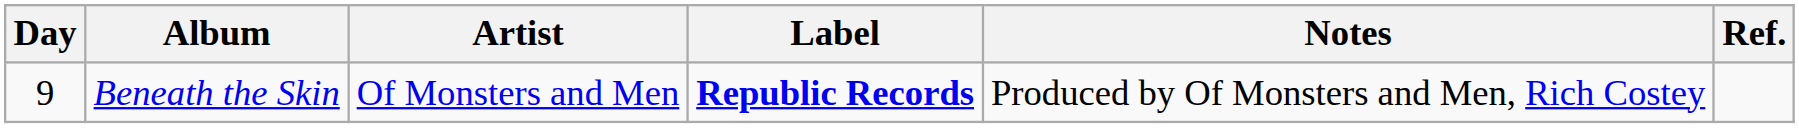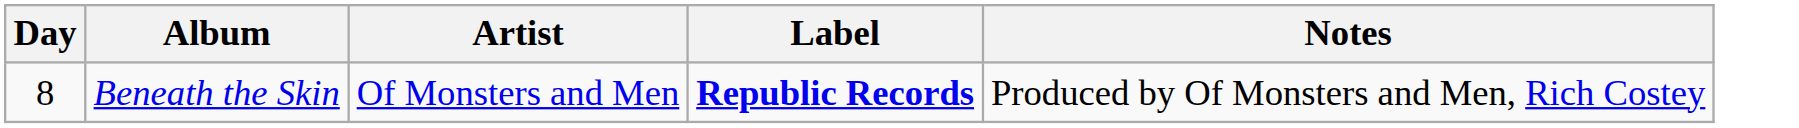- column: (1754, 33)
(45, 91) 9 -> (45, 91) 8
